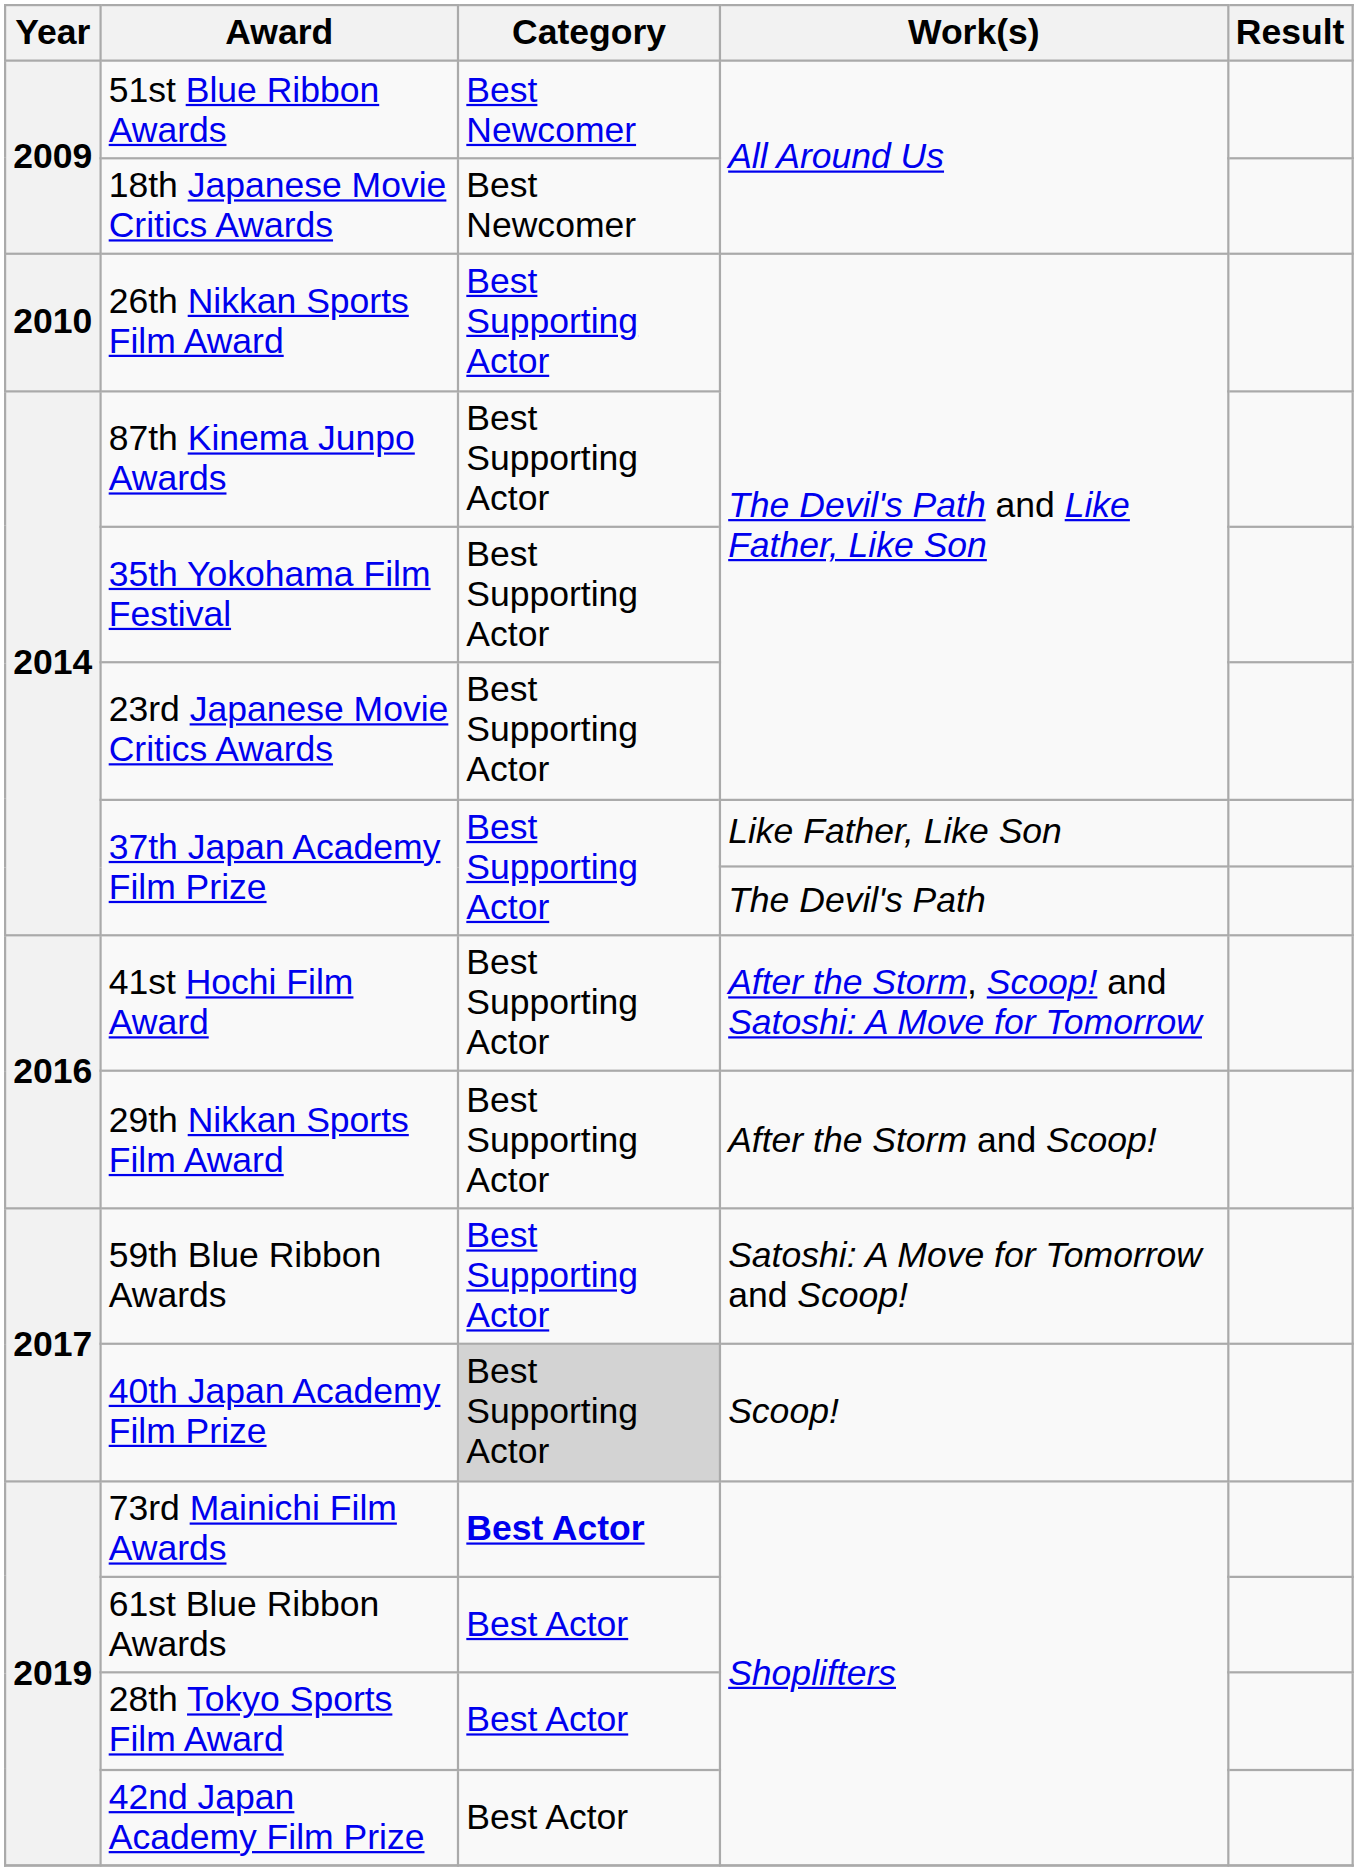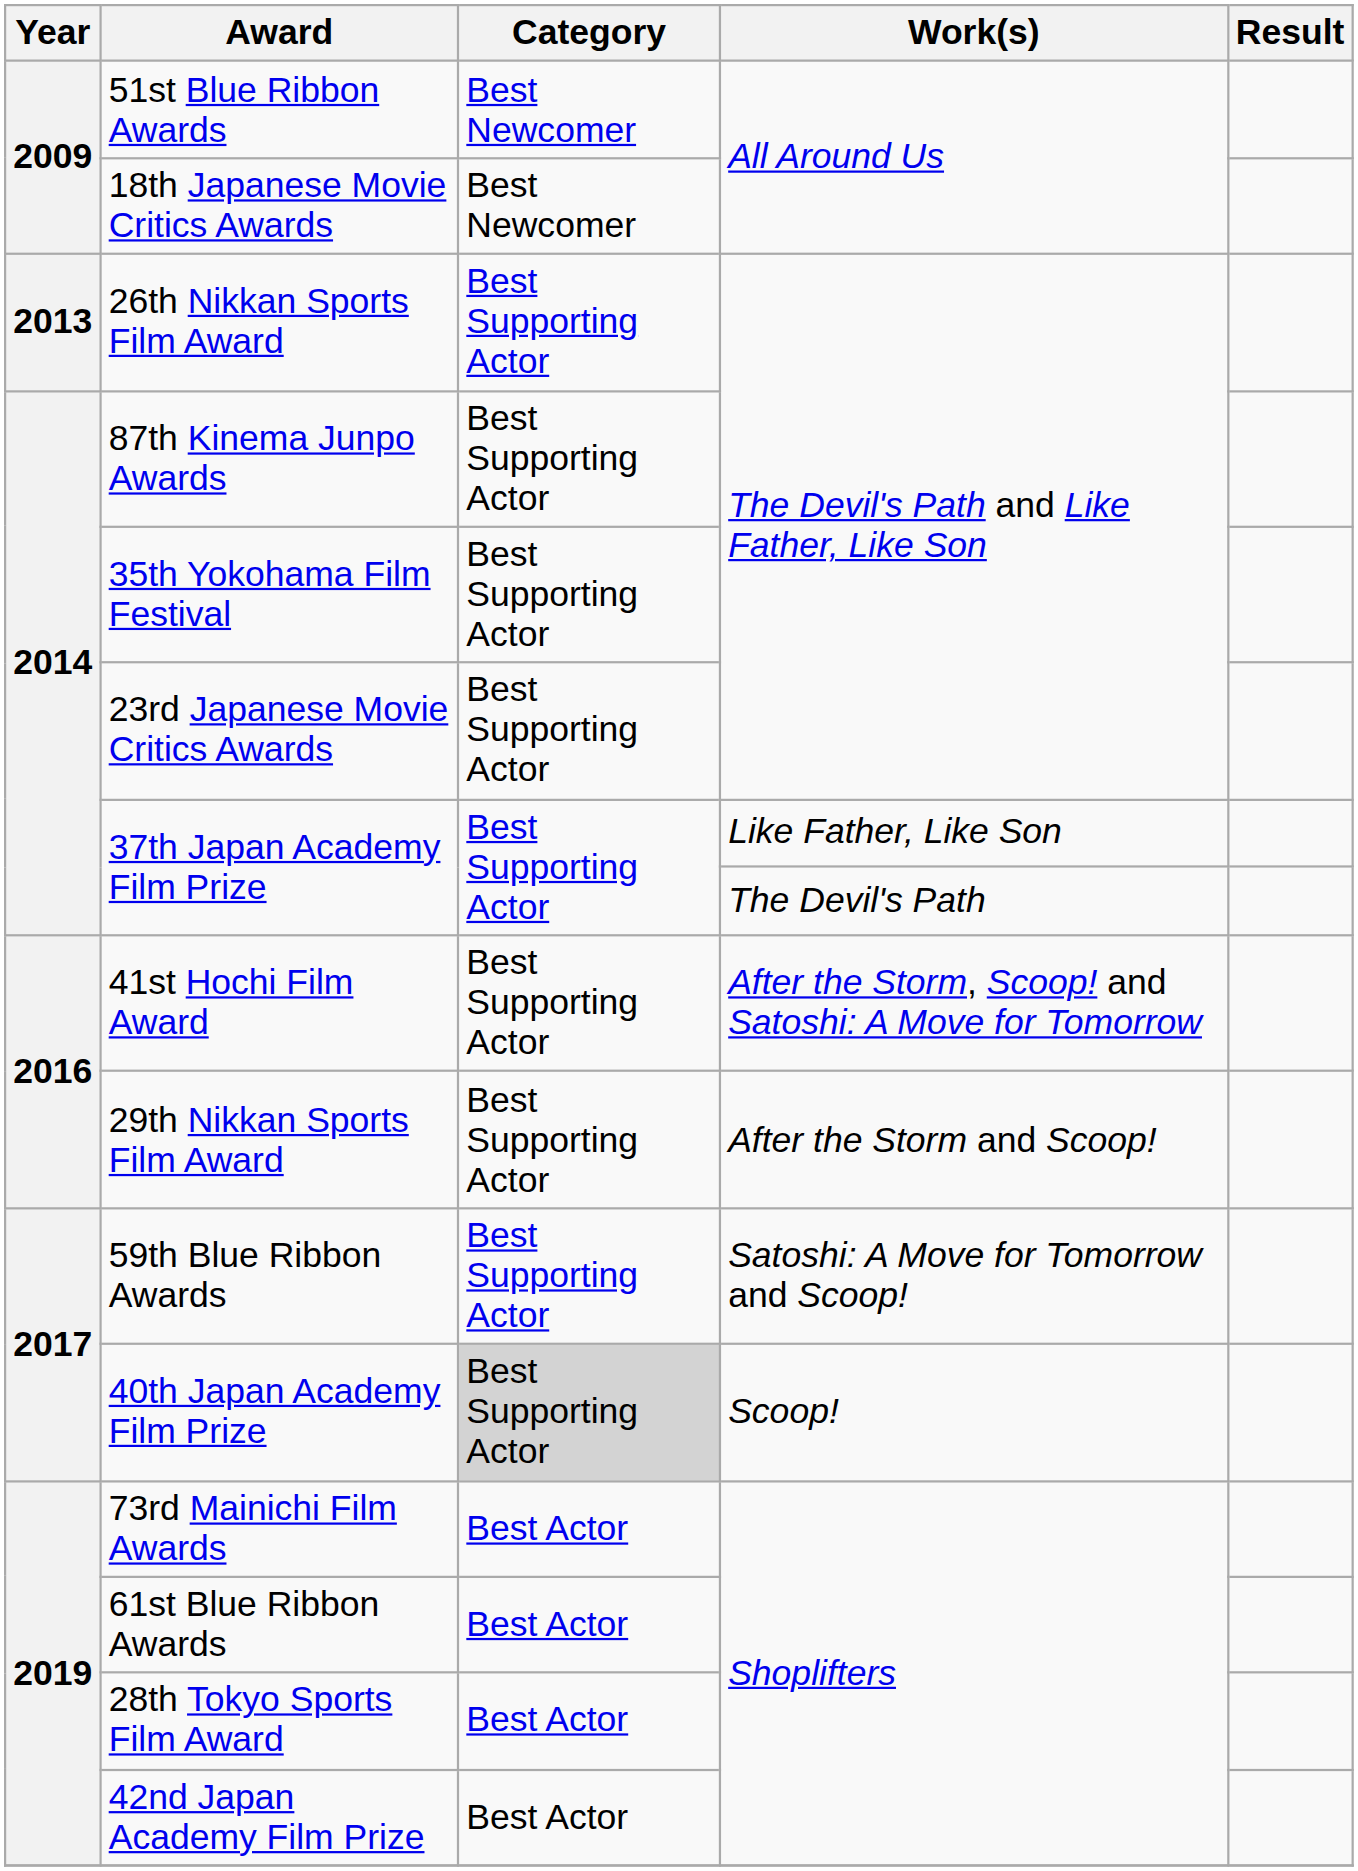(53, 321) 2010 -> (53, 321) 2013
(555, 1527) bold -> (547, 1527) normal
